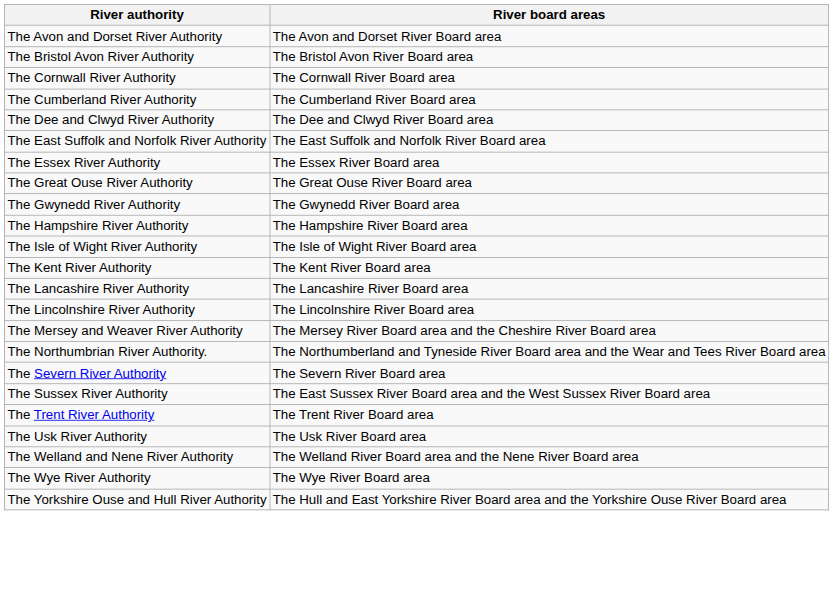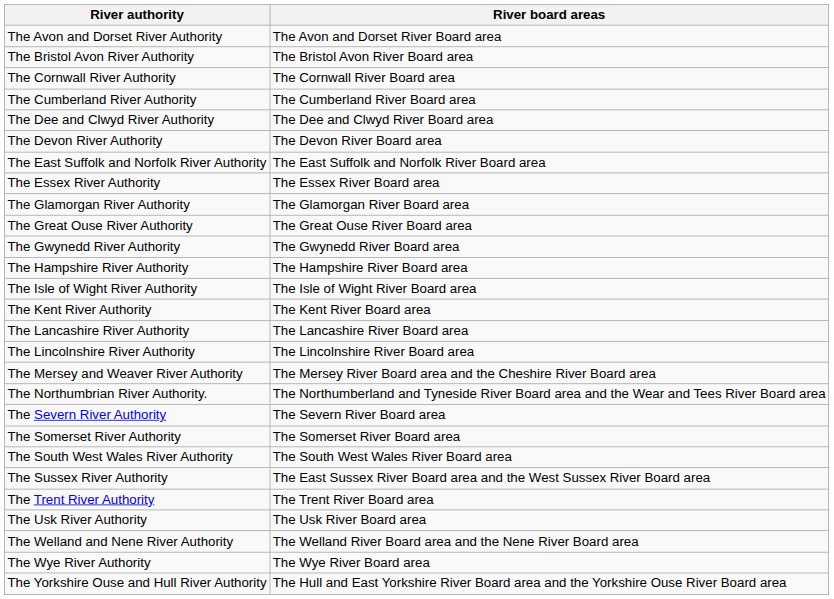+ row: (85, 141)
+ row: (99, 204)
+ row: (94, 436)
+ row: (120, 457)
